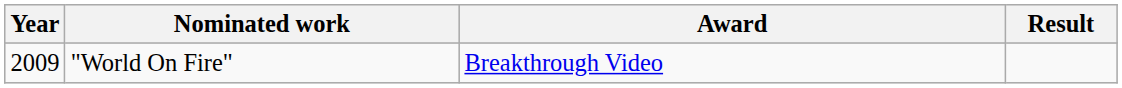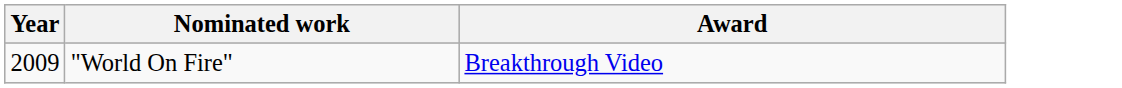- column: (1061, 23)
